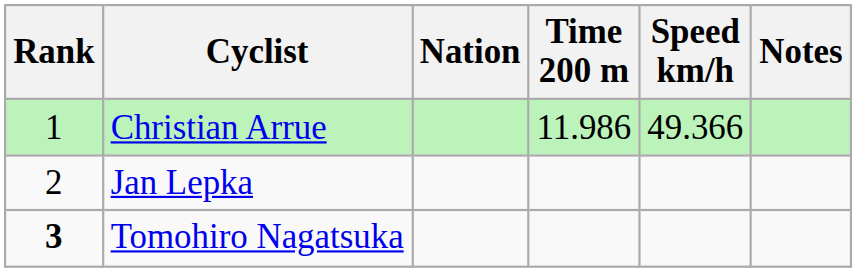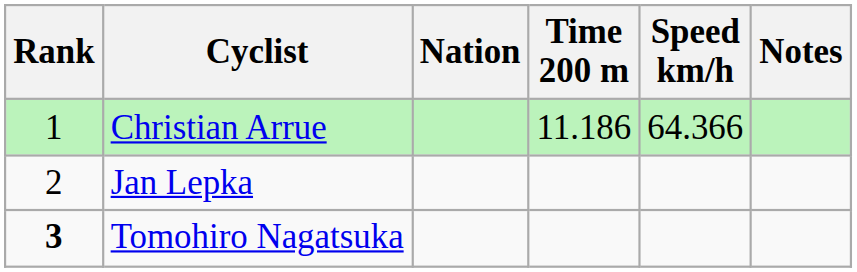(584, 126) 11.986 -> (584, 126) 11.186
(695, 126) 49.366 -> (695, 126) 64.366
